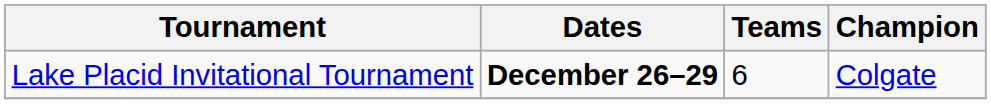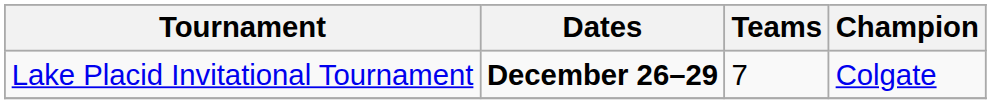(740, 74) 6 -> (740, 74) 7
